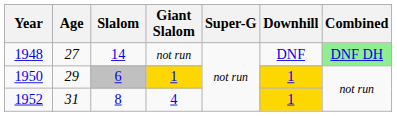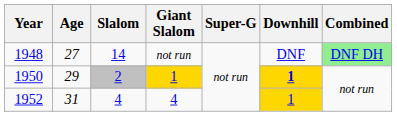(118, 76) 6 -> (118, 76) 2
(291, 76) normal -> (291, 76) bold
(118, 99) 8 -> (118, 99) 4
